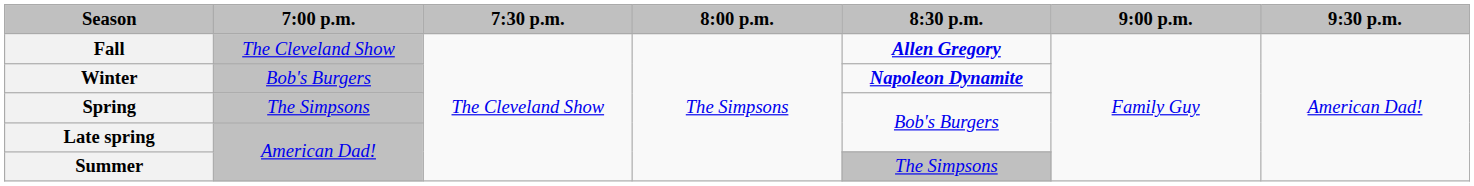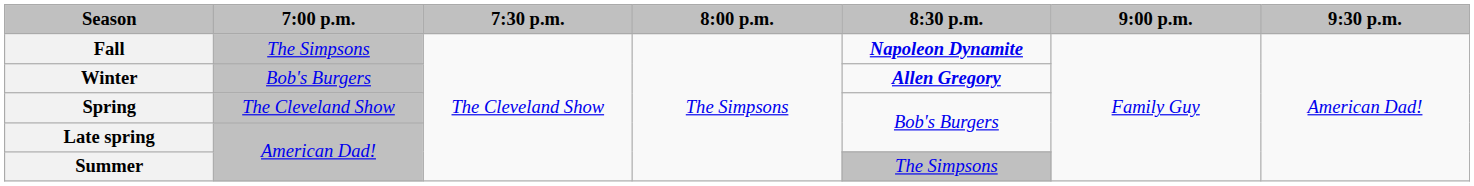(319, 48) The Cleveland Show -> (319, 48) The Simpsons
(946, 48) Allen Gregory -> (946, 48) Napoleon Dynamite
(946, 78) Napoleon Dynamite -> (946, 78) Allen Gregory
(319, 107) The Simpsons -> (319, 107) The Cleveland Show
